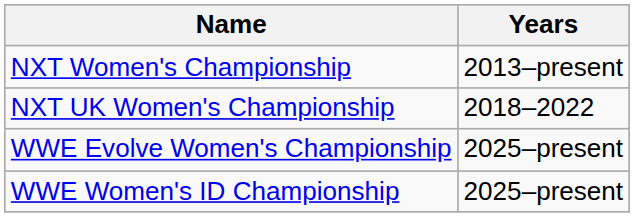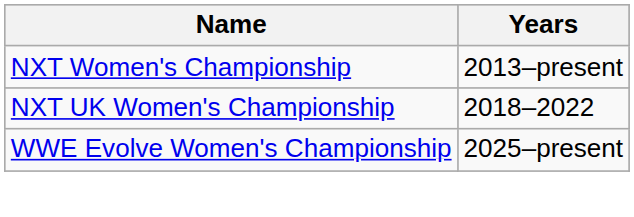- row: (205, 190)
